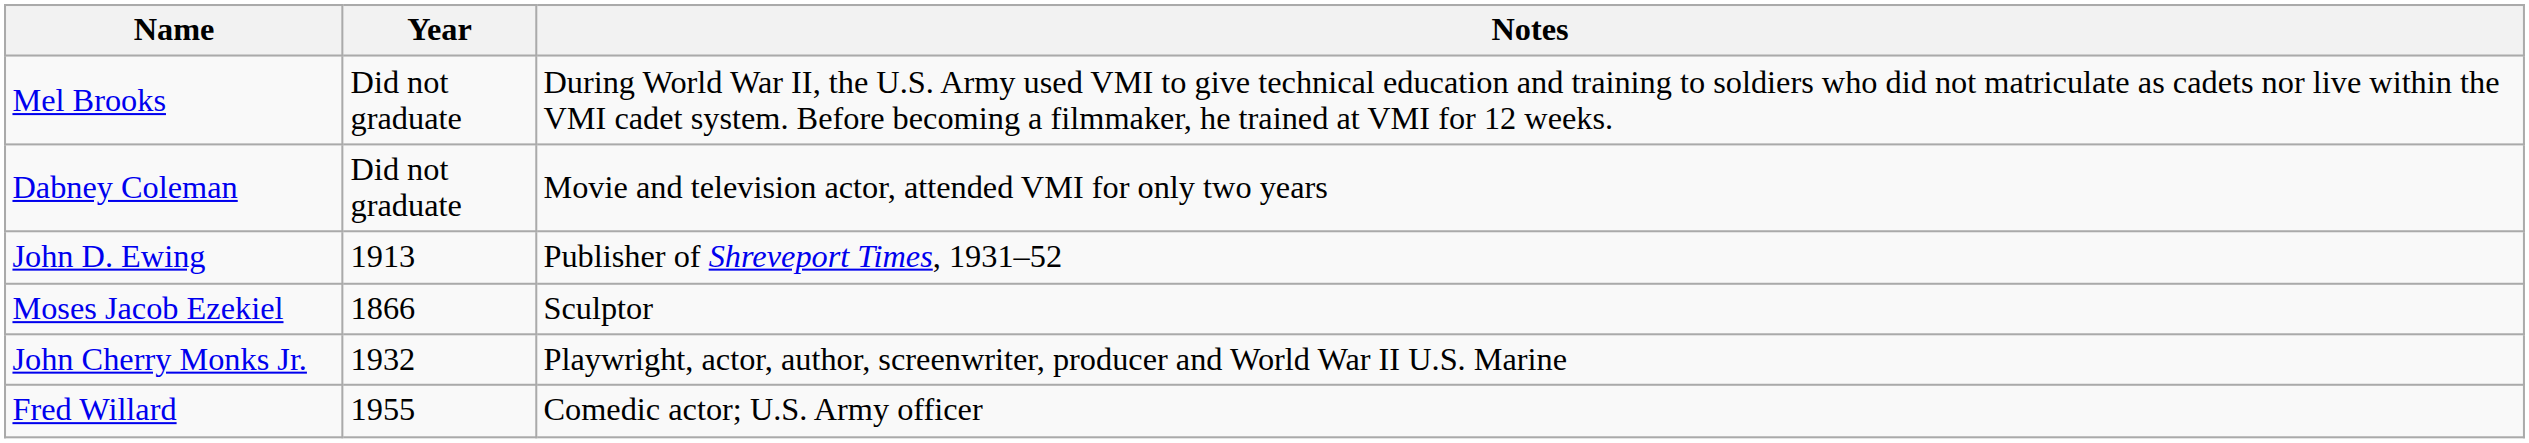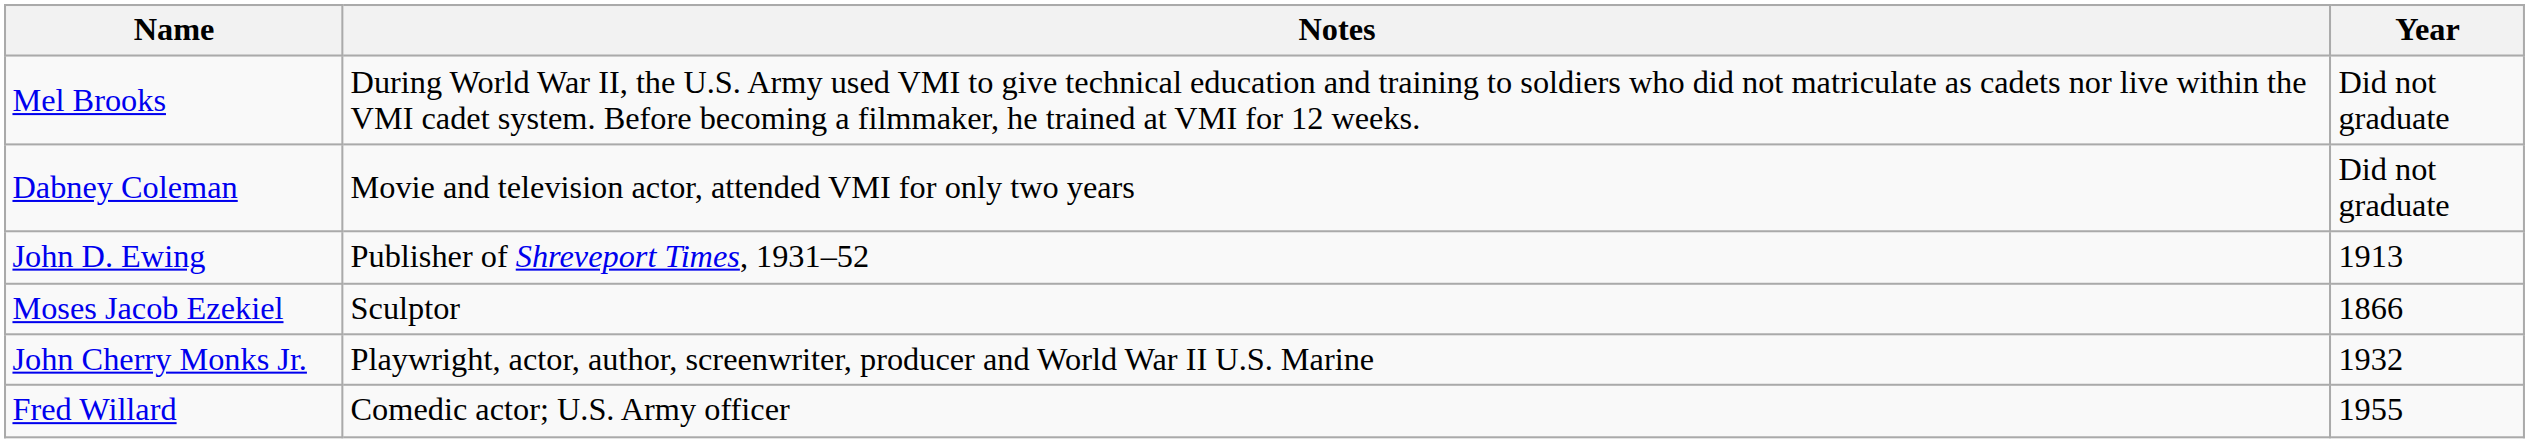columns swapped: (440, 30) <-> (1530, 30)
